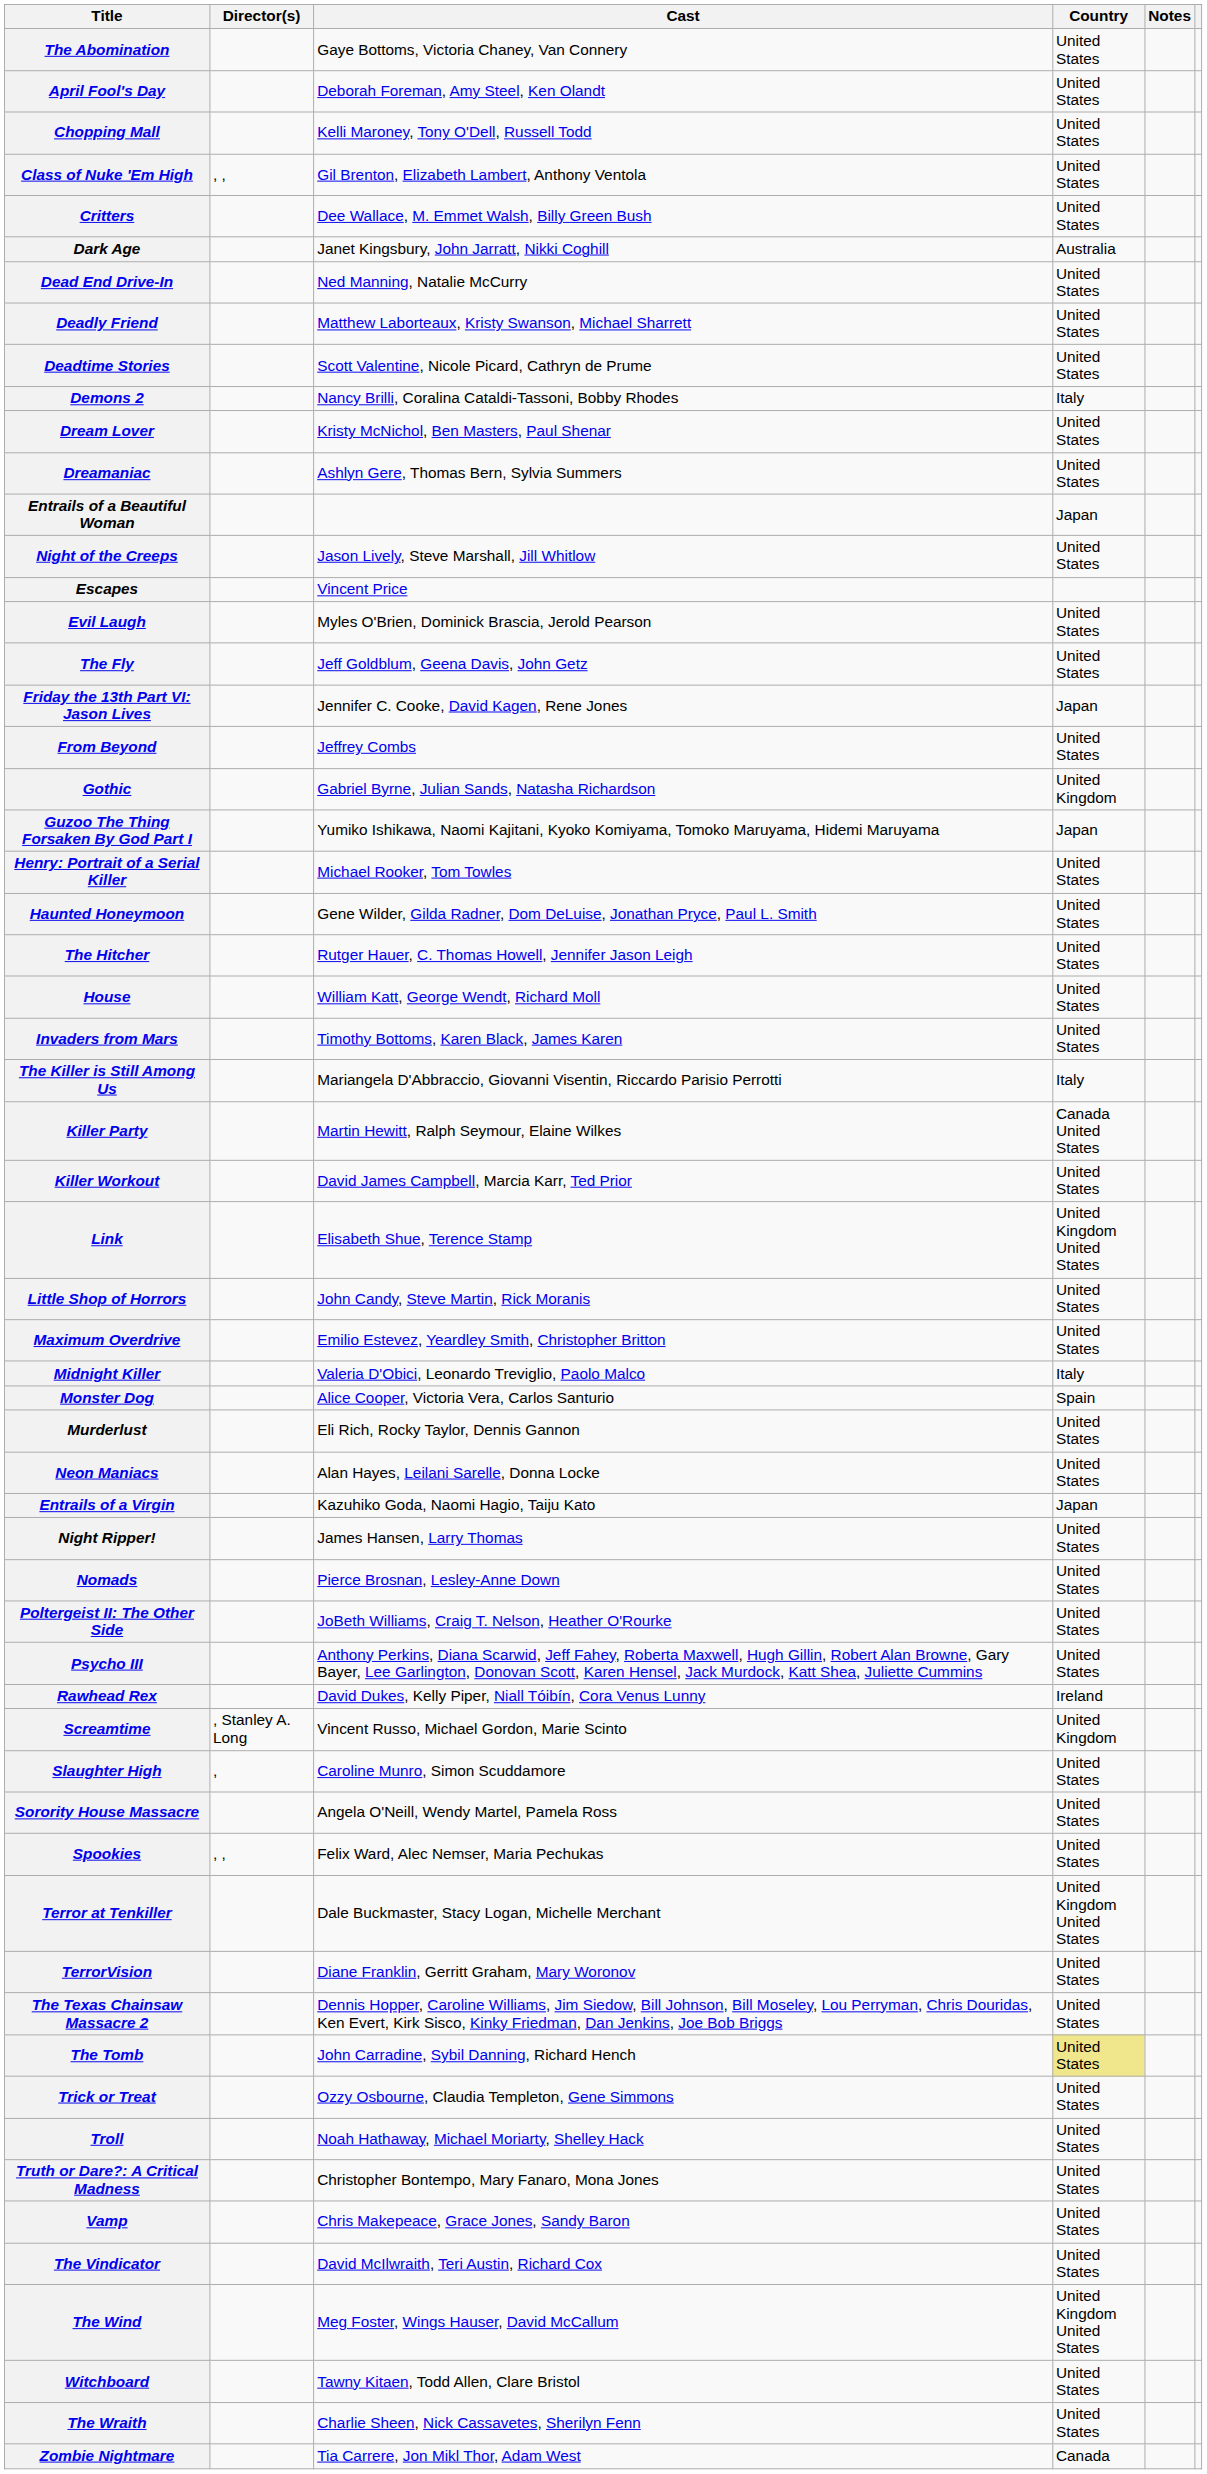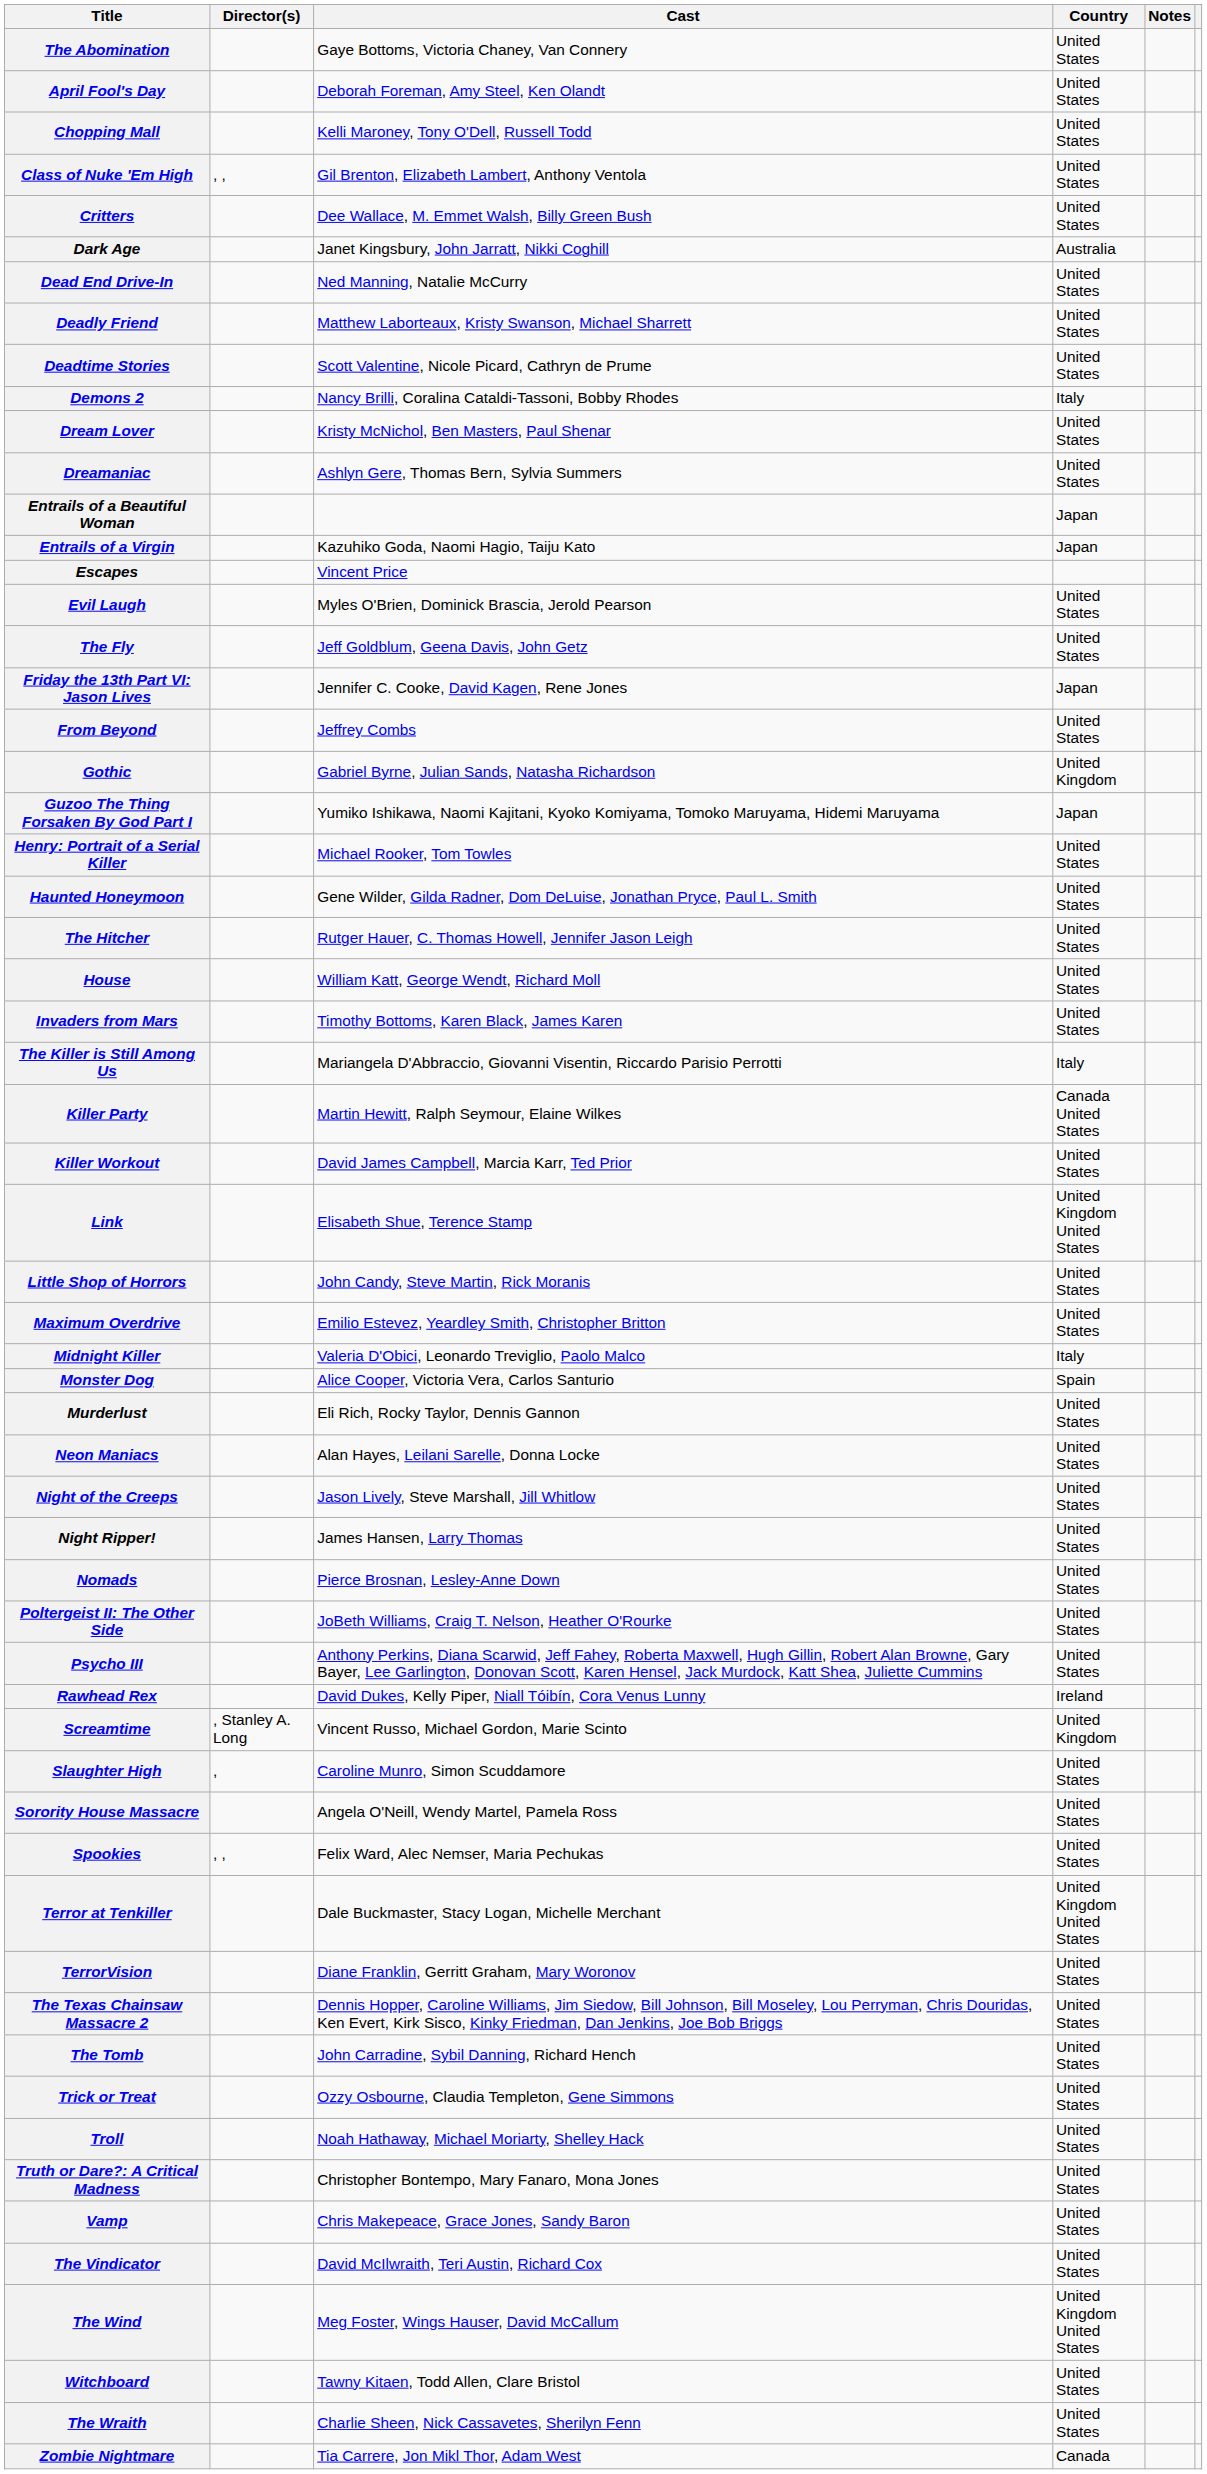rows swapped: (107, 1505) <-> (107, 556)
(1078, 2055) khaki background -> (1078, 2055) no background
